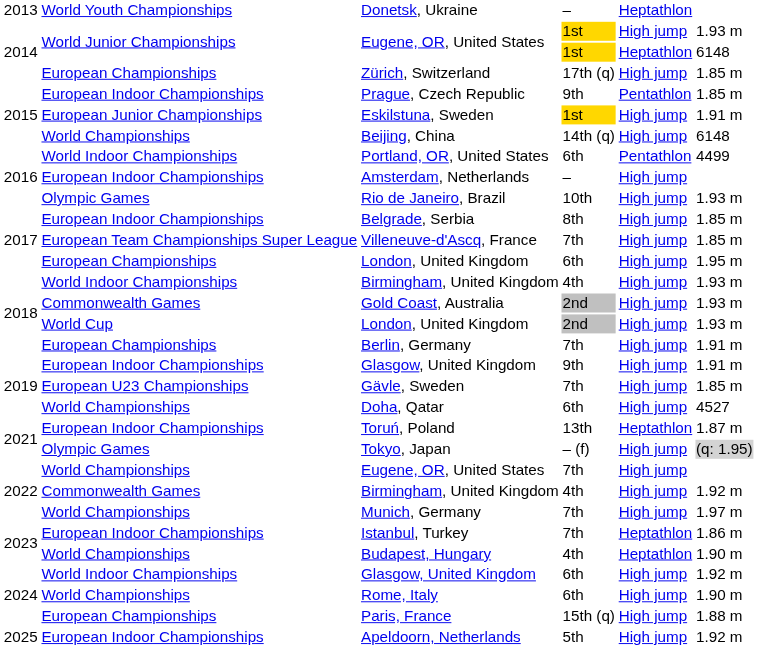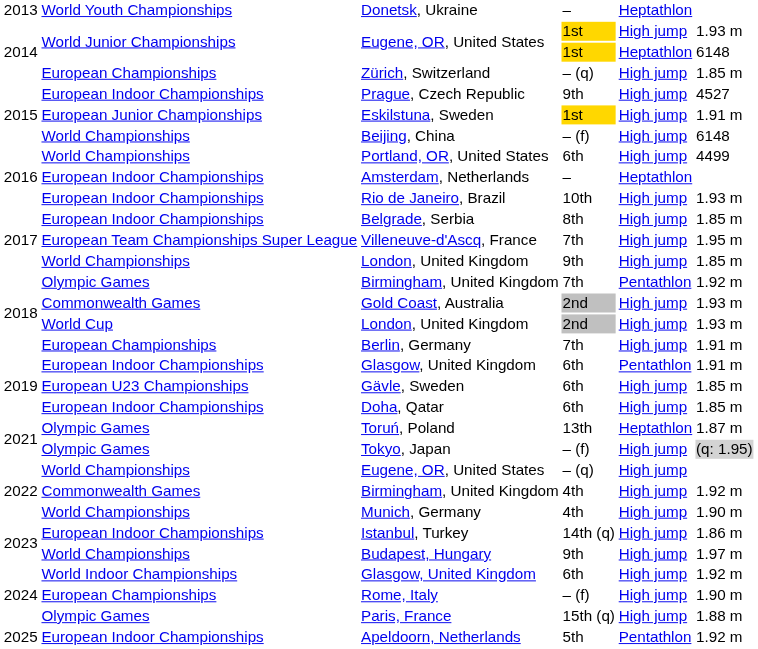(589, 73) 17th (q) -> (578, 73) – (q)
(655, 94) Pentathlon -> (653, 94) High jump
(719, 94) 1.85 m -> (713, 94) 4527
(589, 135) 14th (q) -> (576, 135) – (f)
(139, 156) World Indoor Championships -> (116, 156) World Championships
(655, 156) Pentathlon -> (653, 156) High jump
(653, 177) High jump -> (655, 177) Heptathlon
(96, 198) Olympic Games -> (153, 198) European Indoor Championships
(719, 240) 1.85 m -> (719, 240) 1.95 m
(129, 261) European Championships -> (116, 261) World Championships
(573, 261) 6th -> (573, 261) 9th
(719, 261) 1.95 m -> (719, 261) 1.85 m
(139, 282) World Indoor Championships -> (96, 282) Olympic Games
(573, 282) 4th -> (573, 282) 7th
(653, 282) High jump -> (655, 282) Pentathlon
(719, 282) 1.93 m -> (719, 282) 1.92 m
(573, 365) 9th -> (573, 365) 6th
(653, 365) High jump -> (655, 365) Pentathlon
(573, 386) 7th -> (573, 386) 6th
(116, 407) World Championships -> (153, 407) European Indoor Championships
(713, 407) 4527 -> (719, 407) 1.85 m
(153, 428) European Indoor Championships -> (96, 428) Olympic Games
(573, 470) 7th -> (578, 470) – (q)
(573, 512) 7th -> (573, 512) 4th
(719, 512) 1.97 m -> (719, 512) 1.90 m
(573, 532) 7th -> (589, 532) 14th (q)
(655, 532) Heptathlon -> (653, 532) High jump
(573, 553) 4th -> (573, 553) 9th
(655, 553) Heptathlon -> (653, 553) High jump
(719, 553) 1.90 m -> (719, 553) 1.97 m
(116, 595) World Championships -> (129, 595) European Championships
(573, 595) 6th -> (576, 595) – (f)
(129, 616) European Championships -> (96, 616) Olympic Games
(653, 637) High jump -> (655, 637) Pentathlon
